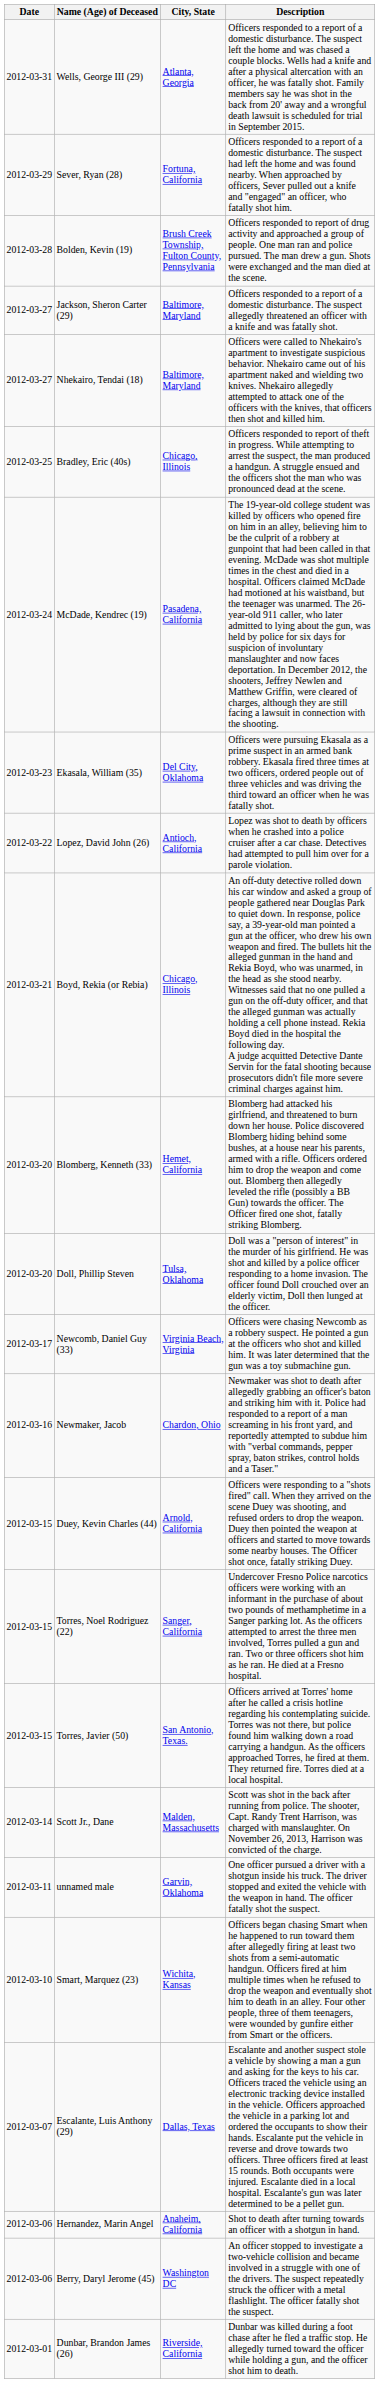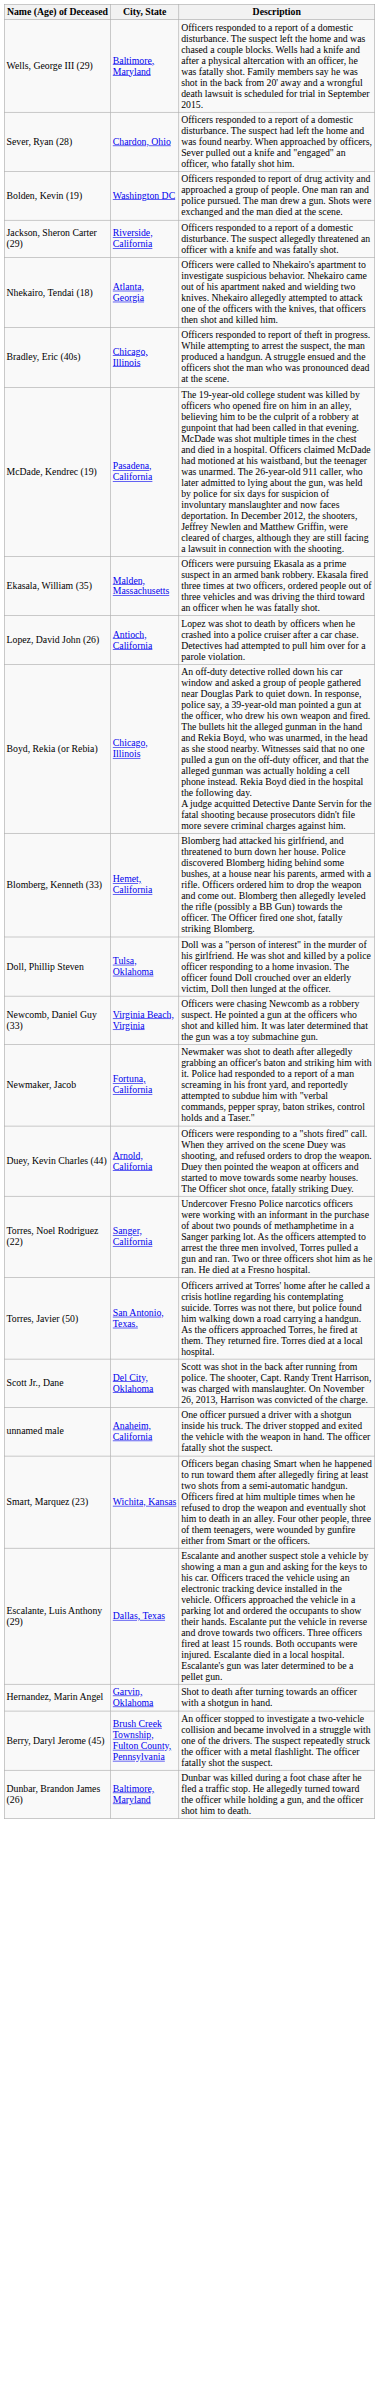- column: (29, 12)
(178, 77) Atlanta, Georgia -> (134, 66) Baltimore, Maryland
(182, 174) Fortuna, California -> (142, 142) Chardon, Ohio
(192, 250) Brush Creek Township, Fulton County, Pennsylvania -> (144, 195) Washington DC
(183, 310) Baltimore, Maryland -> (133, 238) Riverside, California
(183, 380) Baltimore, Maryland -> (128, 292) Atlanta, Georgia
(183, 772) Del City, Oklahoma -> (141, 586) Malden, Massachusetts
(192, 1425) Chardon, Ohio -> (133, 1085) Fortuna, California
(191, 1822) Malden, Massachusetts -> (133, 1383) Del City, Oklahoma
(183, 1887) Garvin, Oklahoma -> (133, 1431) Anaheim, California
(182, 2224) Anaheim, California -> (133, 1697) Garvin, Oklahoma
(186, 2278) Washington DC -> (142, 1740) Brush Creek Township, Fulton County, Pennsylvania
(183, 2349) Riverside, California -> (134, 1794) Baltimore, Maryland
